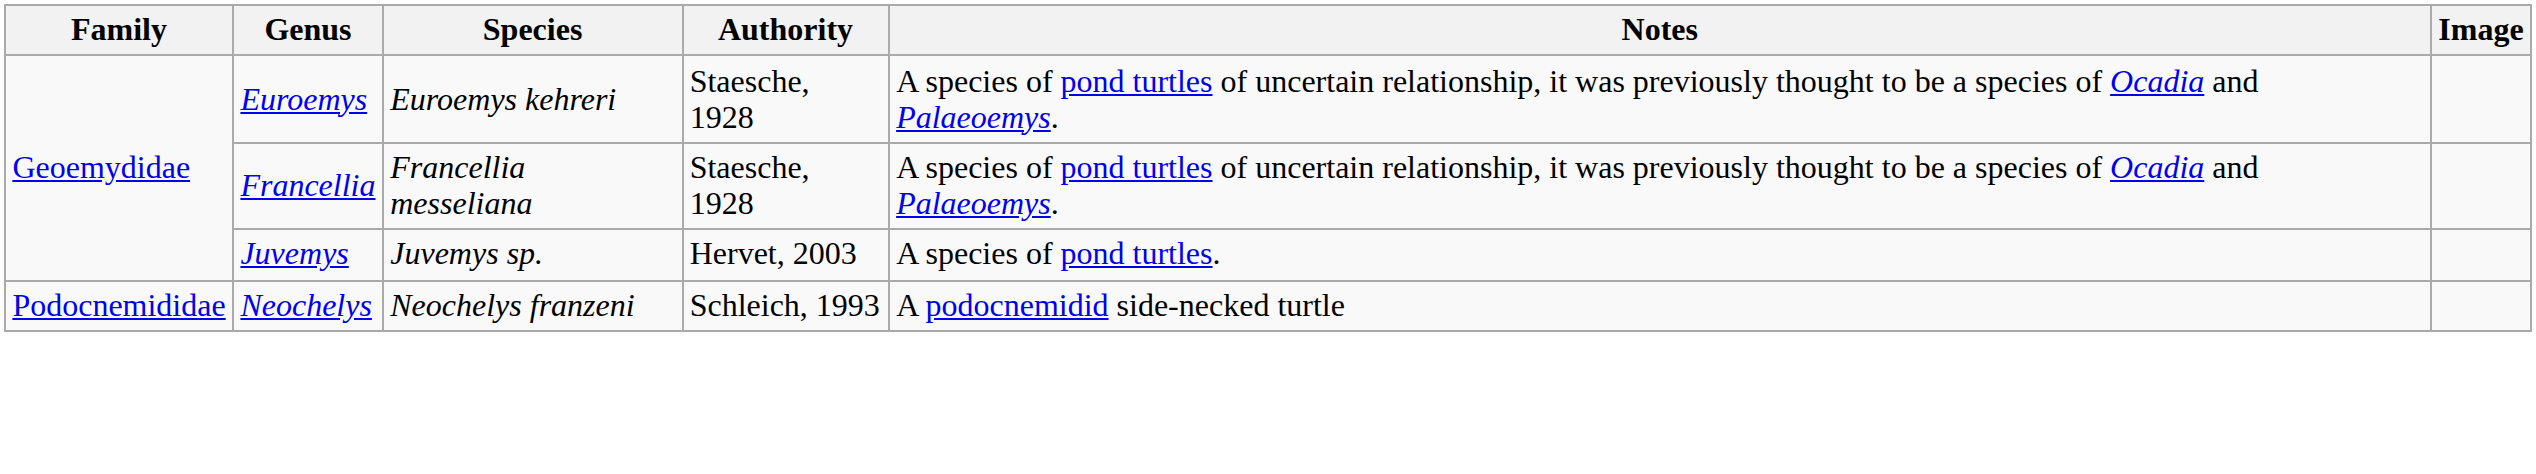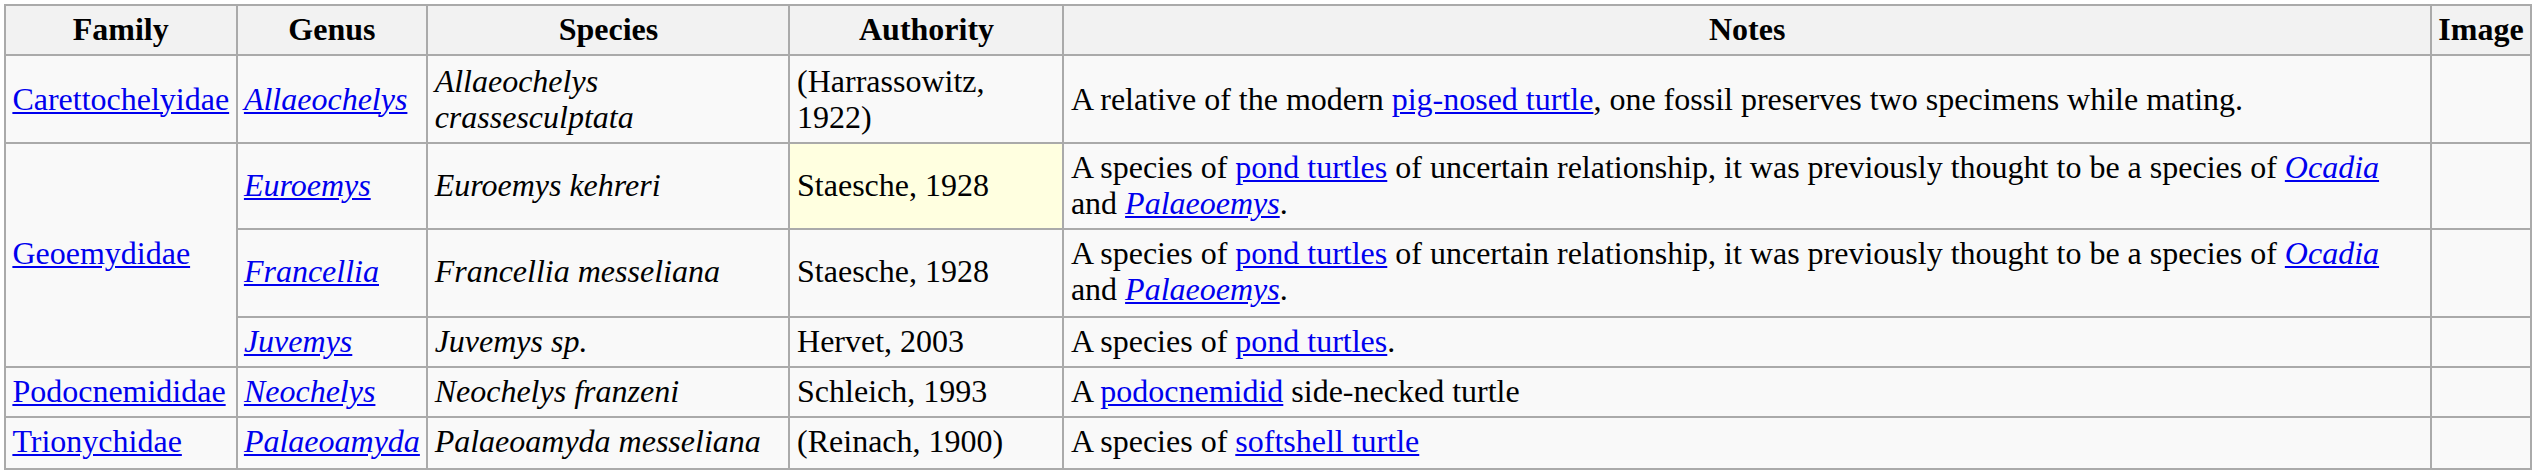+ row: (326, 98)
(750, 98) no background -> (893, 185) lightyellow background
+ row: (332, 442)
